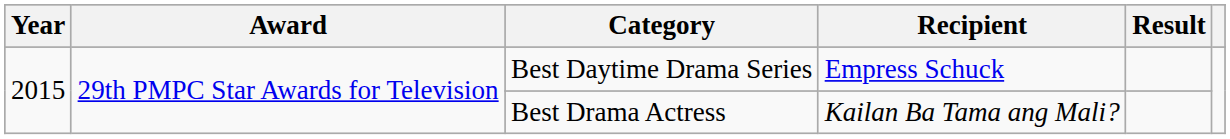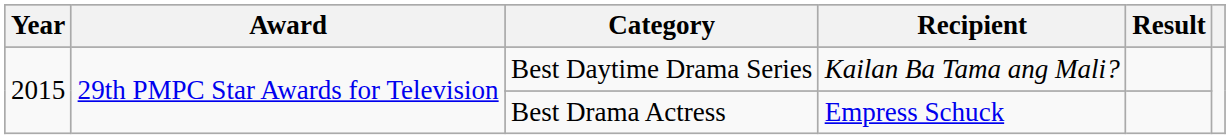(914, 68) Empress Schuck -> (972, 68) Kailan Ba Tama ang Mali?
(972, 111) Kailan Ba Tama ang Mali? -> (914, 111) Empress Schuck
